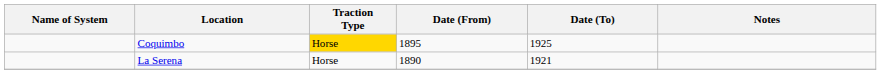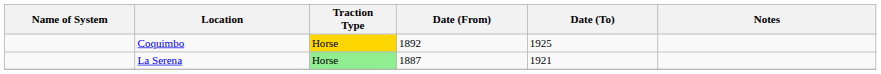(410, 43) 1895 -> (410, 43) 1892
(325, 60) no background -> (325, 60) lightgreen background
(410, 60) 1890 -> (410, 60) 1887
